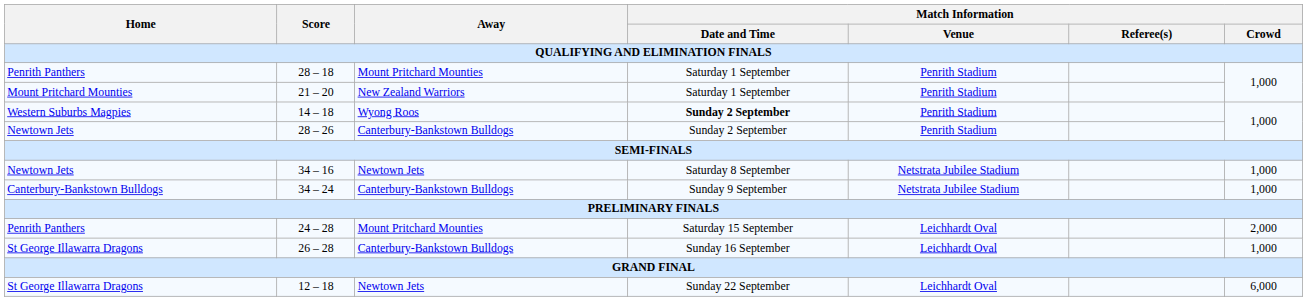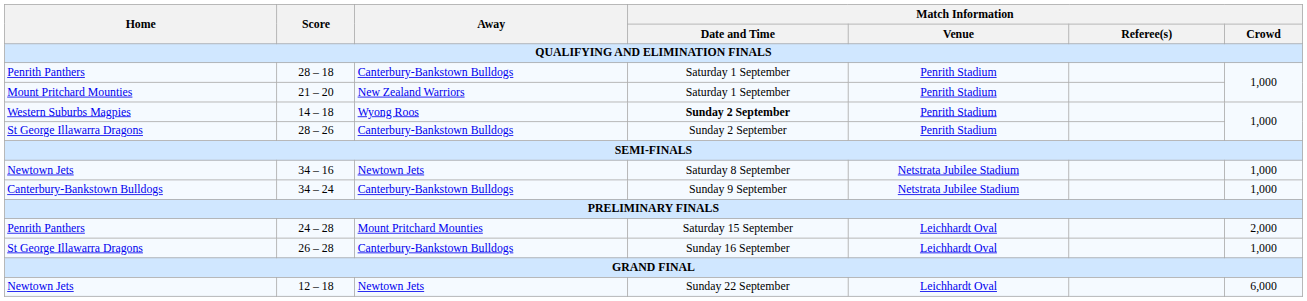(420, 73) Mount Pritchard Mounties -> (435, 73) Canterbury-Bankstown Bulldogs
(40, 131) Newtown Jets -> (75, 131) St George Illawarra Dragons
(75, 287) St George Illawarra Dragons -> (40, 287) Newtown Jets
